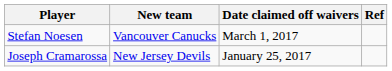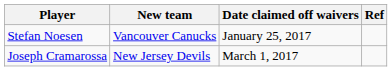(260, 35) March 1, 2017 -> (267, 35) January 25, 2017
(267, 55) January 25, 2017 -> (260, 55) March 1, 2017
